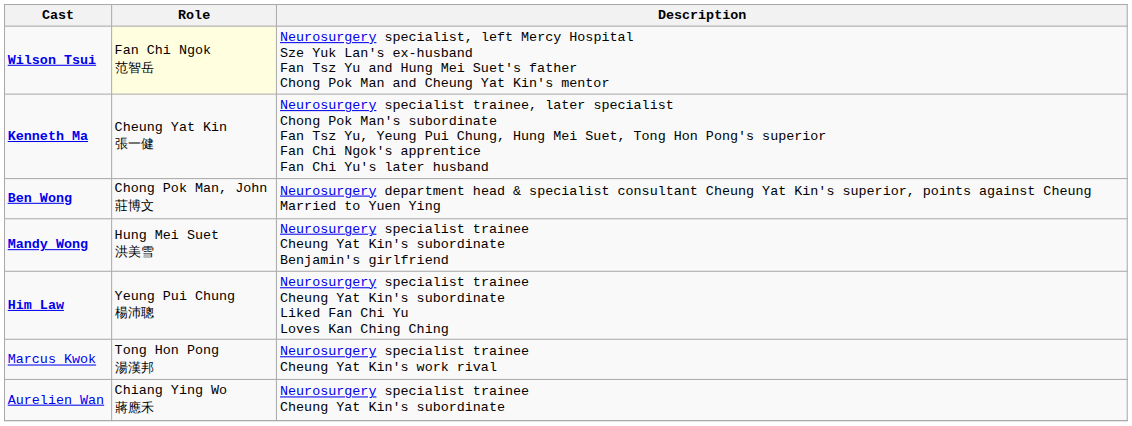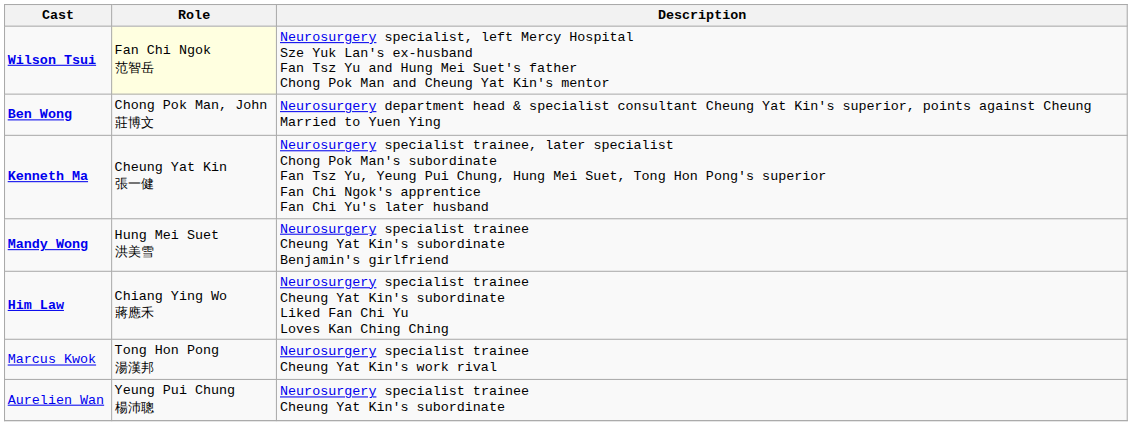rows swapped: (40, 198) <-> (48, 136)
(175, 305) Yeung Pui Chung 楊沛聰 -> (171, 305) Chiang Ying Wo 蔣應禾
(171, 399) Chiang Ying Wo 蔣應禾 -> (175, 399) Yeung Pui Chung 楊沛聰
